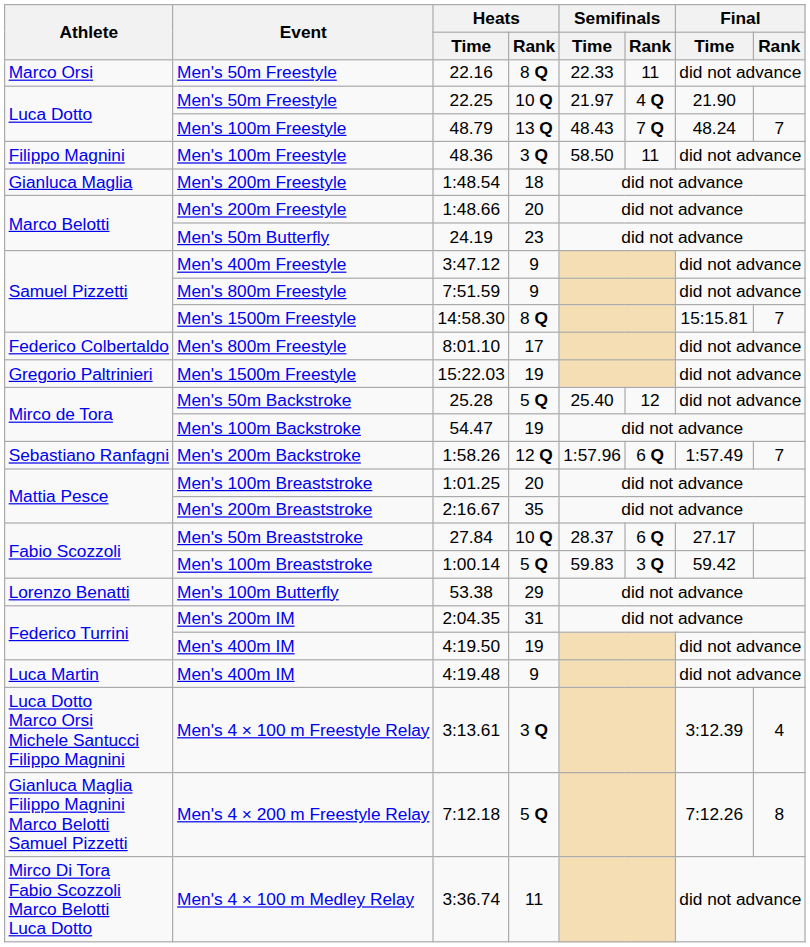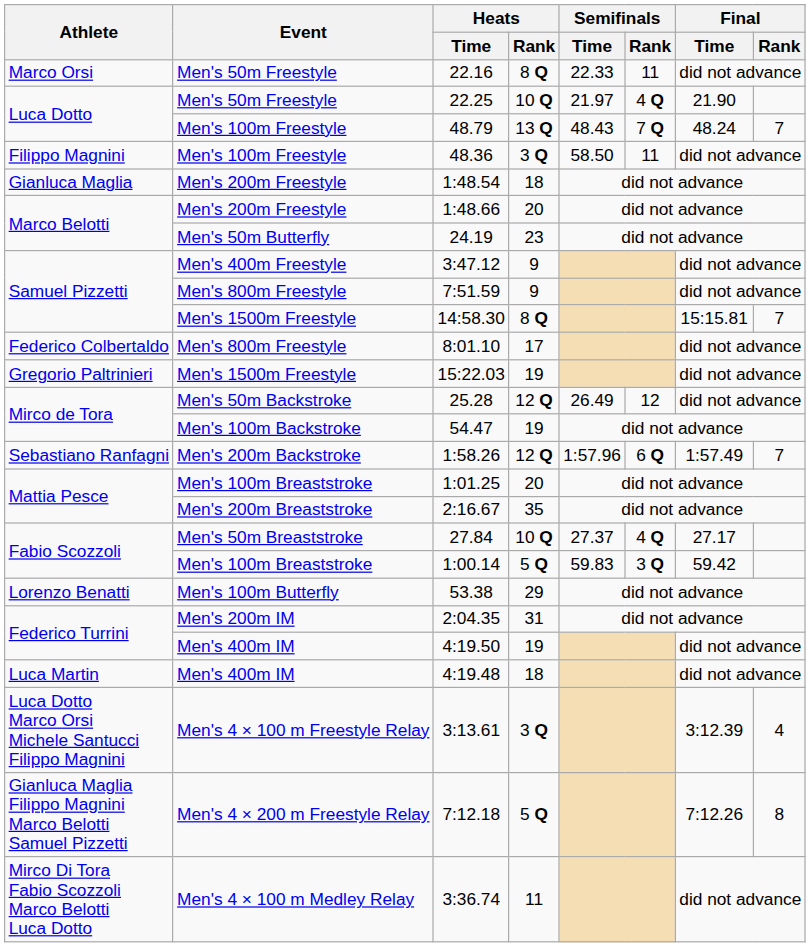(534, 401) 5 Q -> (534, 401) 12 Q
(592, 401) 25.40 -> (592, 401) 26.49
(592, 537) 28.37 -> (592, 537) 27.37
(650, 537) 6 Q -> (650, 537) 4 Q
(534, 674) 9 -> (534, 674) 18
